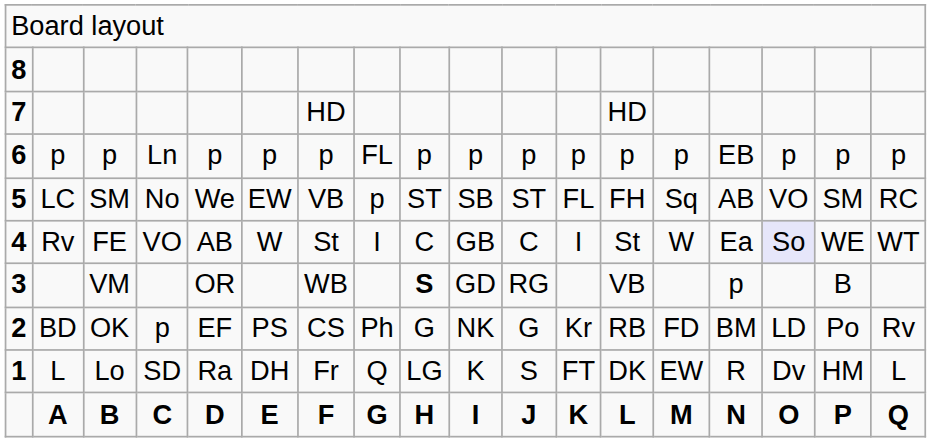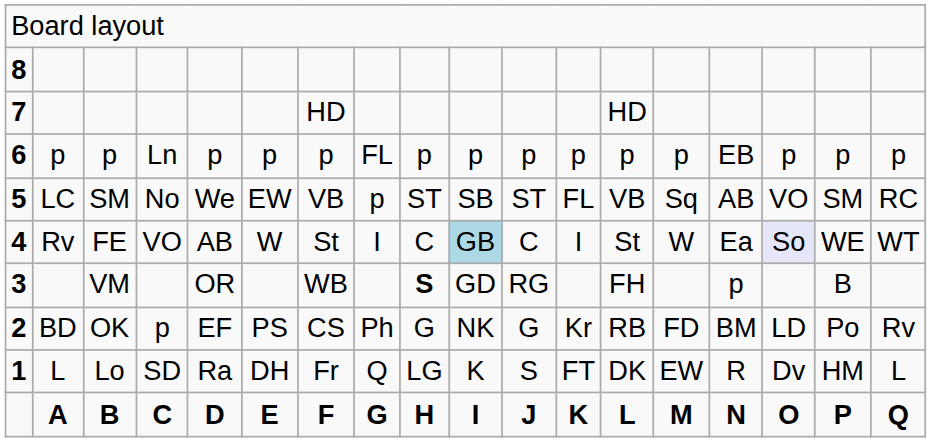(627, 198) FH -> (627, 198) VB
(476, 241) no background -> (476, 241) lightblue background
(627, 284) VB -> (627, 284) FH
